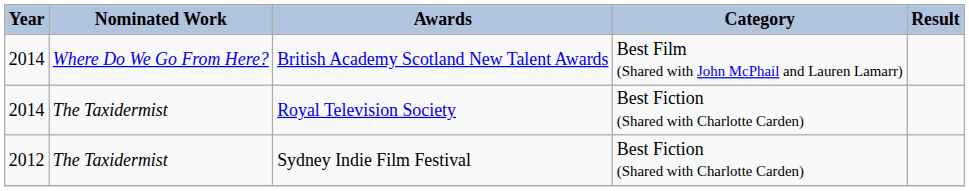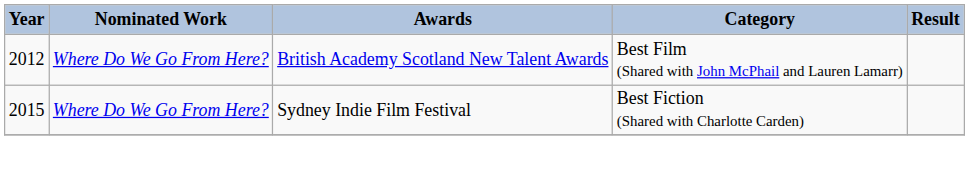(27, 59) 2014 -> (27, 59) 2012
- row: (367, 110)
(27, 160) 2012 -> (27, 110) 2015
(110, 160) The Taxidermist -> (161, 110) Where Do We Go From Here?
